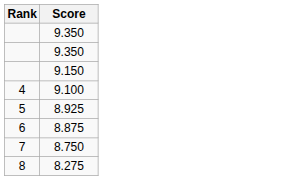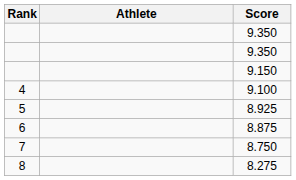+ column: (136, 14)
